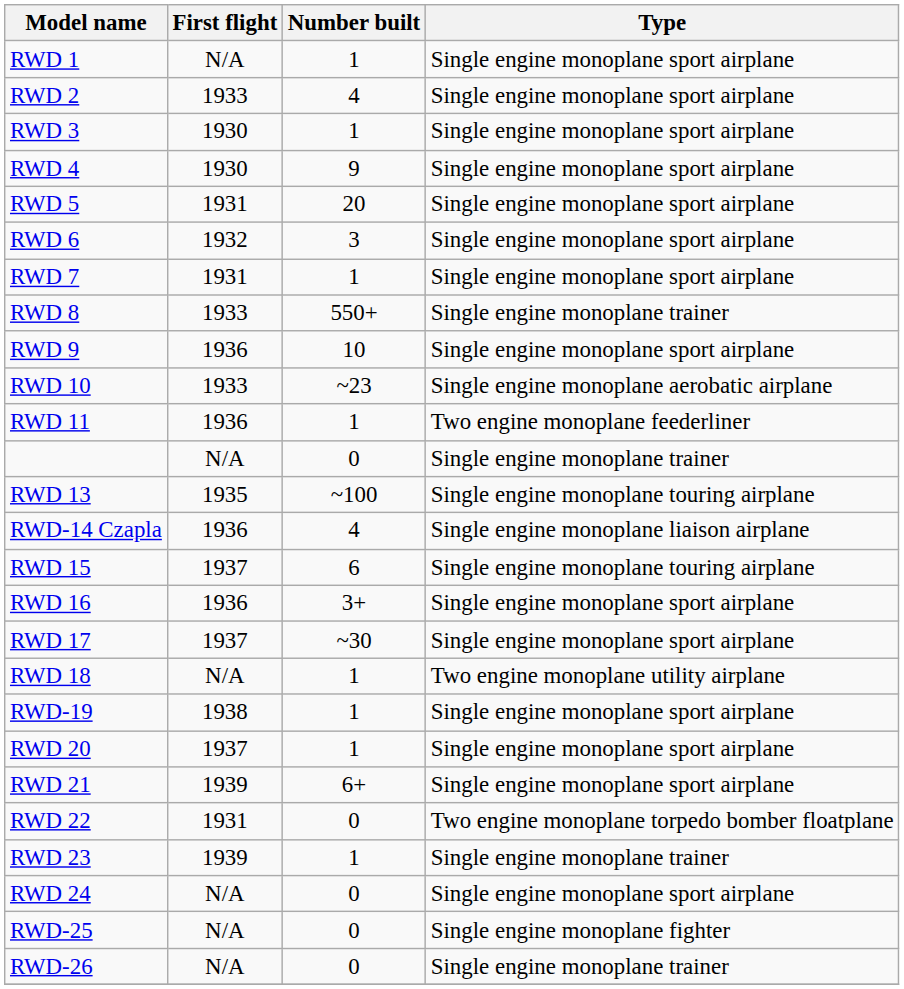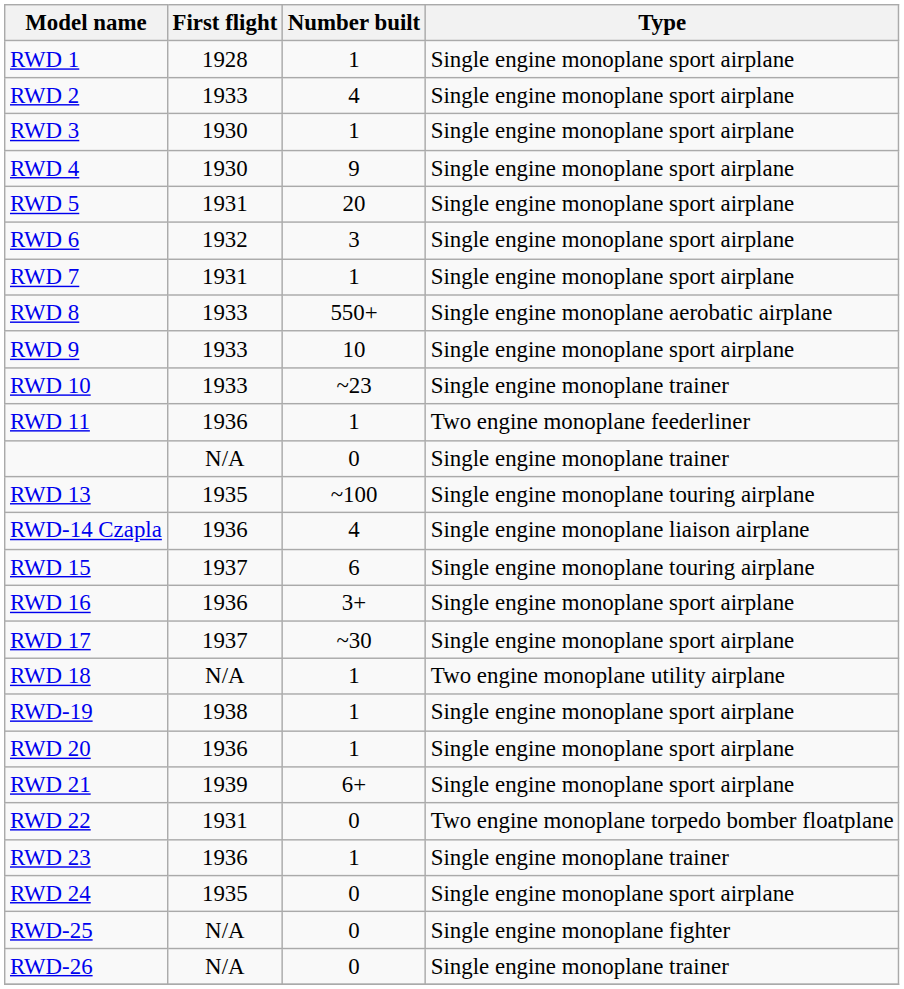(225, 58) N/A -> (225, 58) 1928
(580, 312) Single engine monoplane trainer -> (632, 312) Single engine monoplane aerobatic airplane
(225, 349) 1936 -> (225, 349) 1933
(632, 385) Single engine monoplane aerobatic airplane -> (580, 385) Single engine monoplane trainer
(225, 748) 1937 -> (225, 748) 1936
(225, 857) 1939 -> (225, 857) 1936
(225, 893) N/A -> (225, 893) 1935
